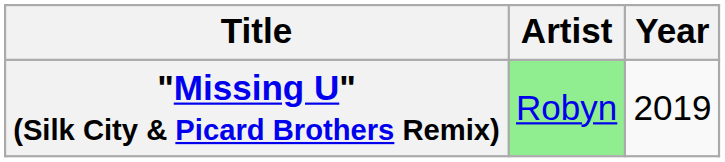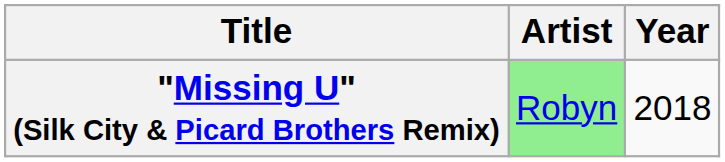(672, 107) 2019 -> (672, 107) 2018
